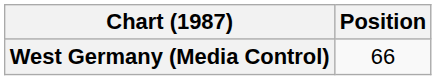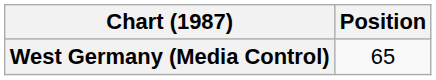(383, 56) 66 -> (383, 56) 65
